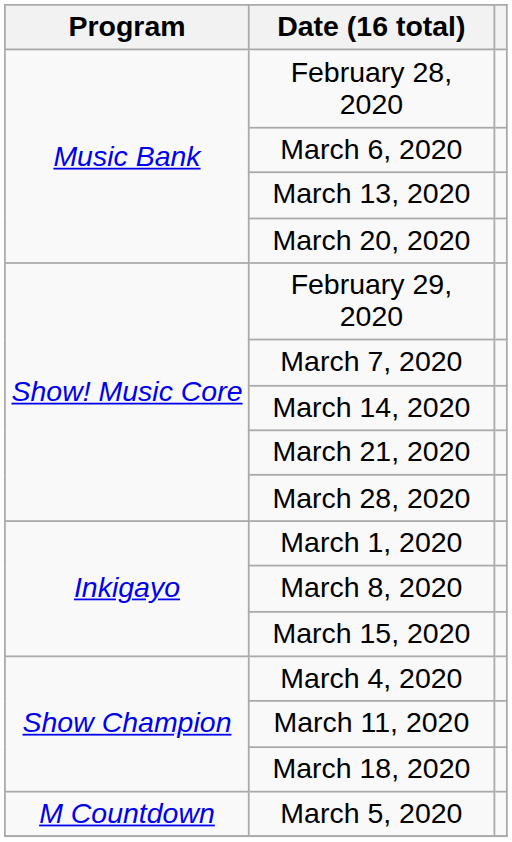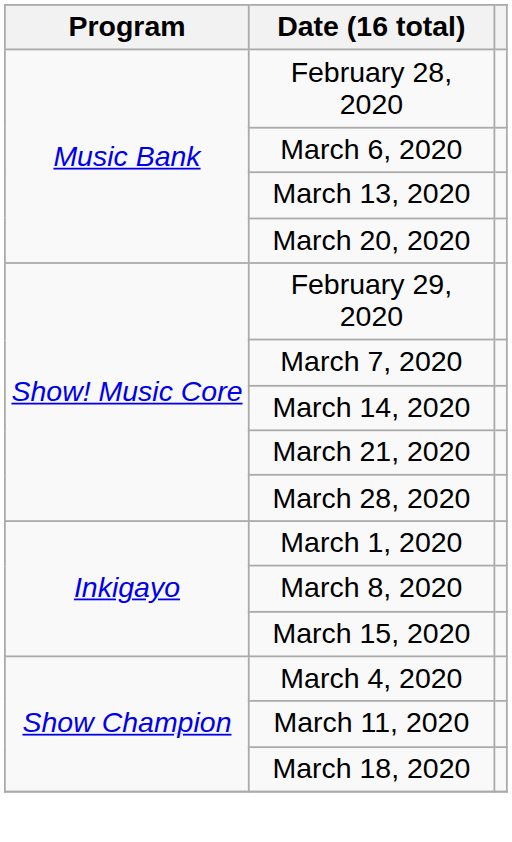- row: (371, 813)
